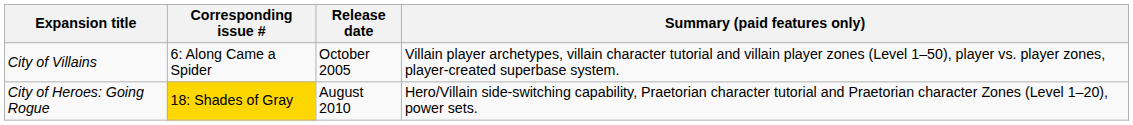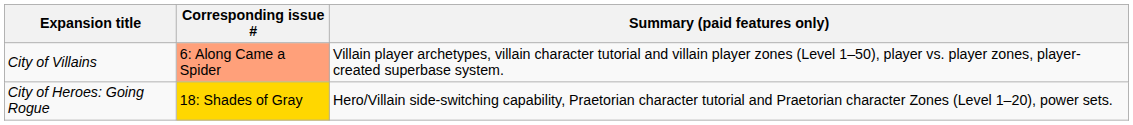- column: (359, 23)
(223, 62) no background -> (233, 62) lightsalmon background
